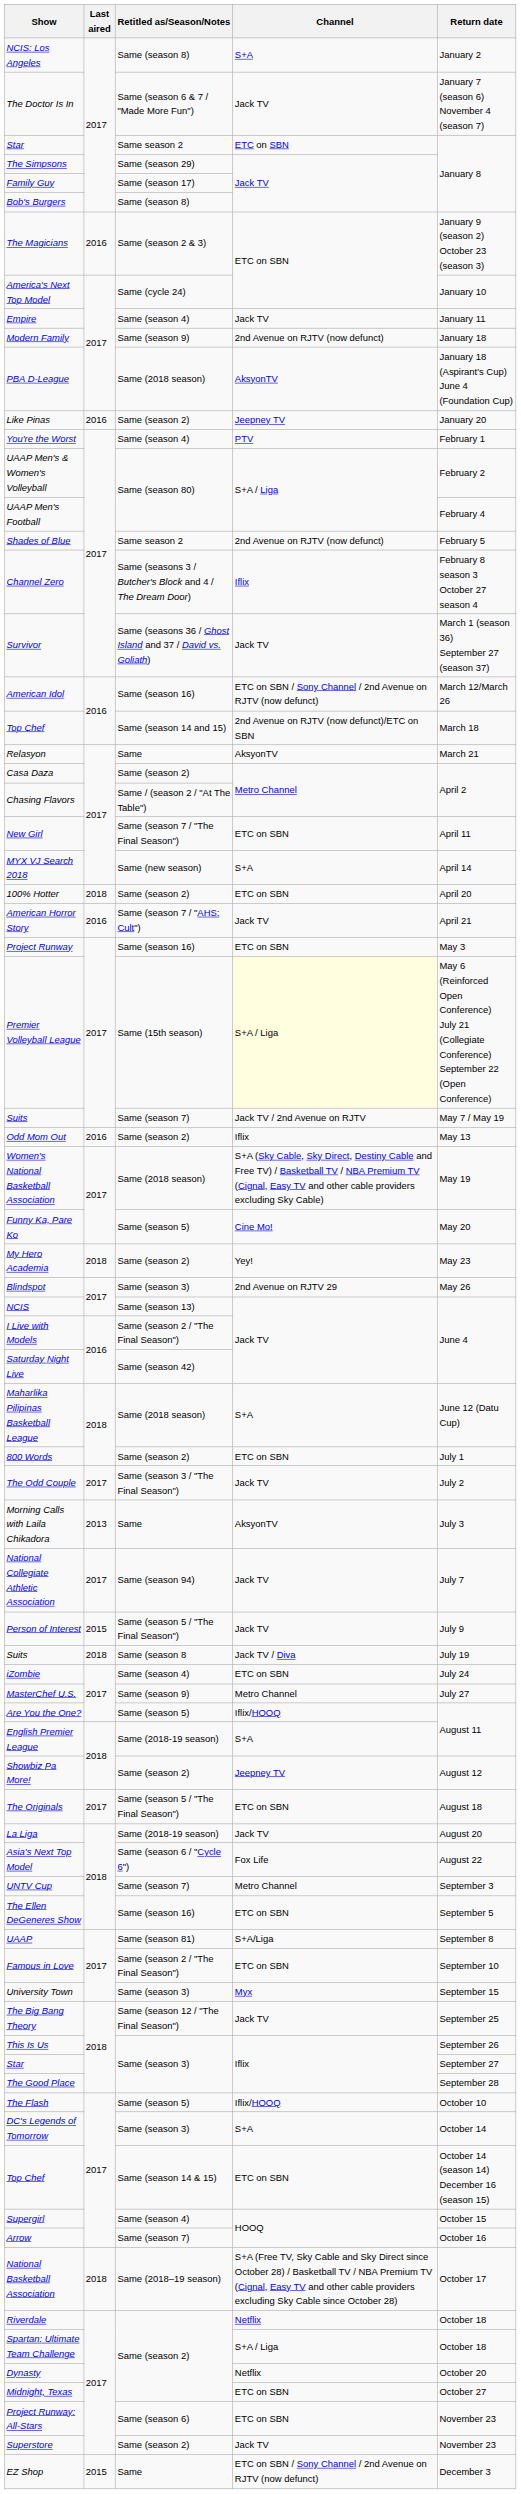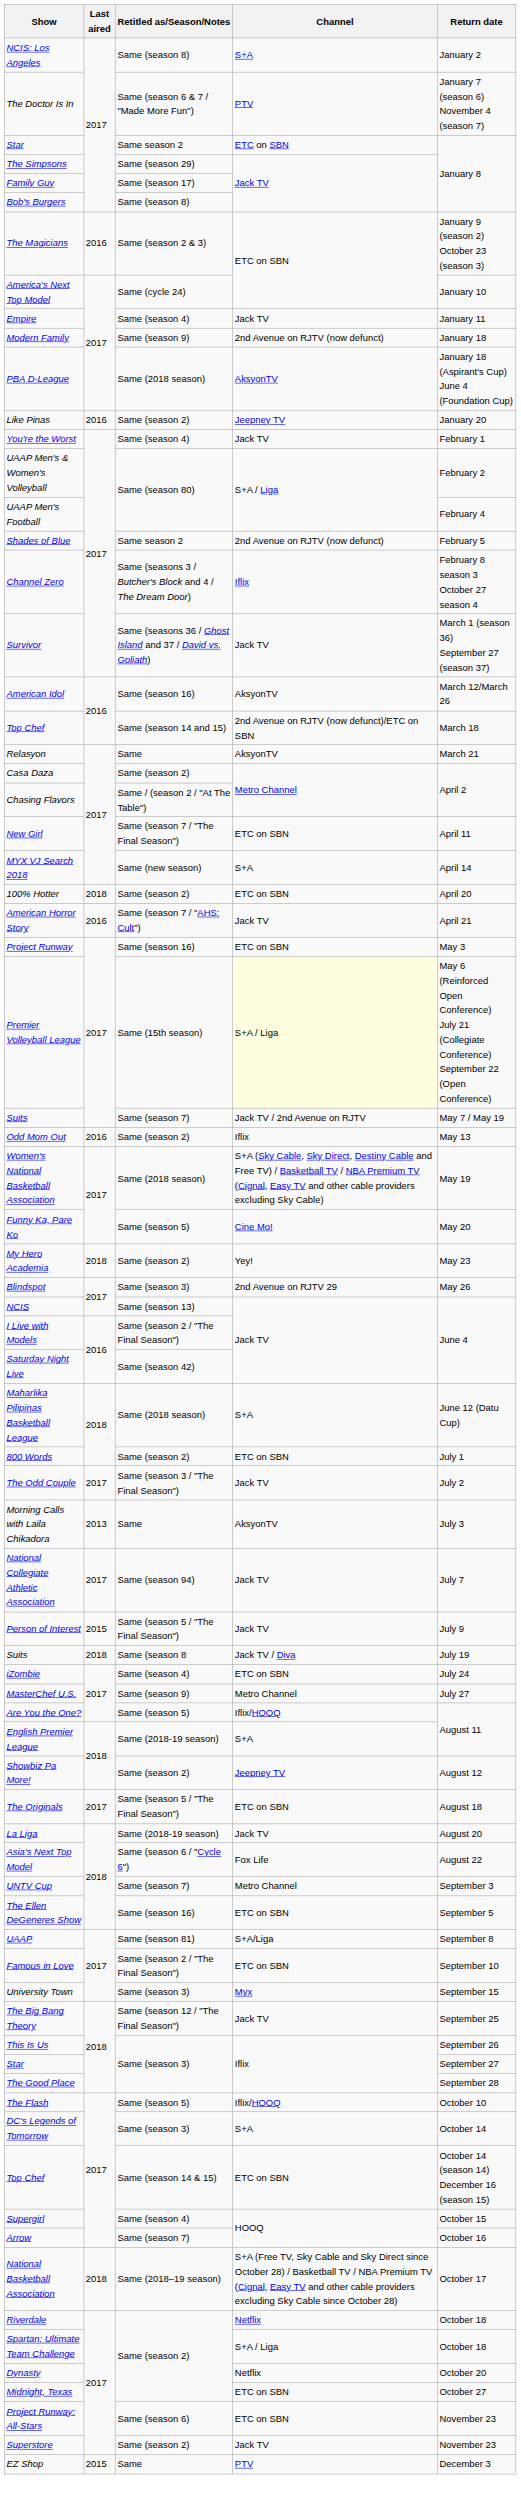(252, 104) Jack TV -> (244, 104) PTV
(244, 439) PTV -> (252, 439) Jack TV
(331, 694) ETC on SBN / Sony Channel / 2nd Avenue on RJTV (now defunct) -> (256, 694) AksyonTV
(331, 2472) ETC on SBN / Sony Channel / 2nd Avenue on RJTV (now defunct) -> (244, 2464) PTV
